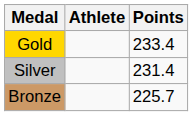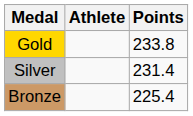(154, 44) 233.4 -> (154, 44) 233.8
(154, 96) 225.7 -> (154, 96) 225.4
